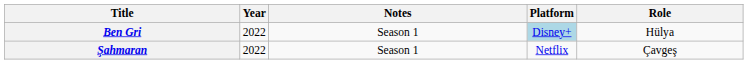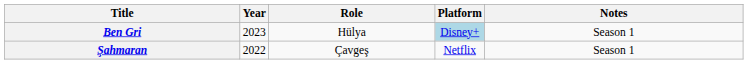columns swapped: (660, 13) <-> (398, 13)
(254, 31) 2022 -> (254, 31) 2023
